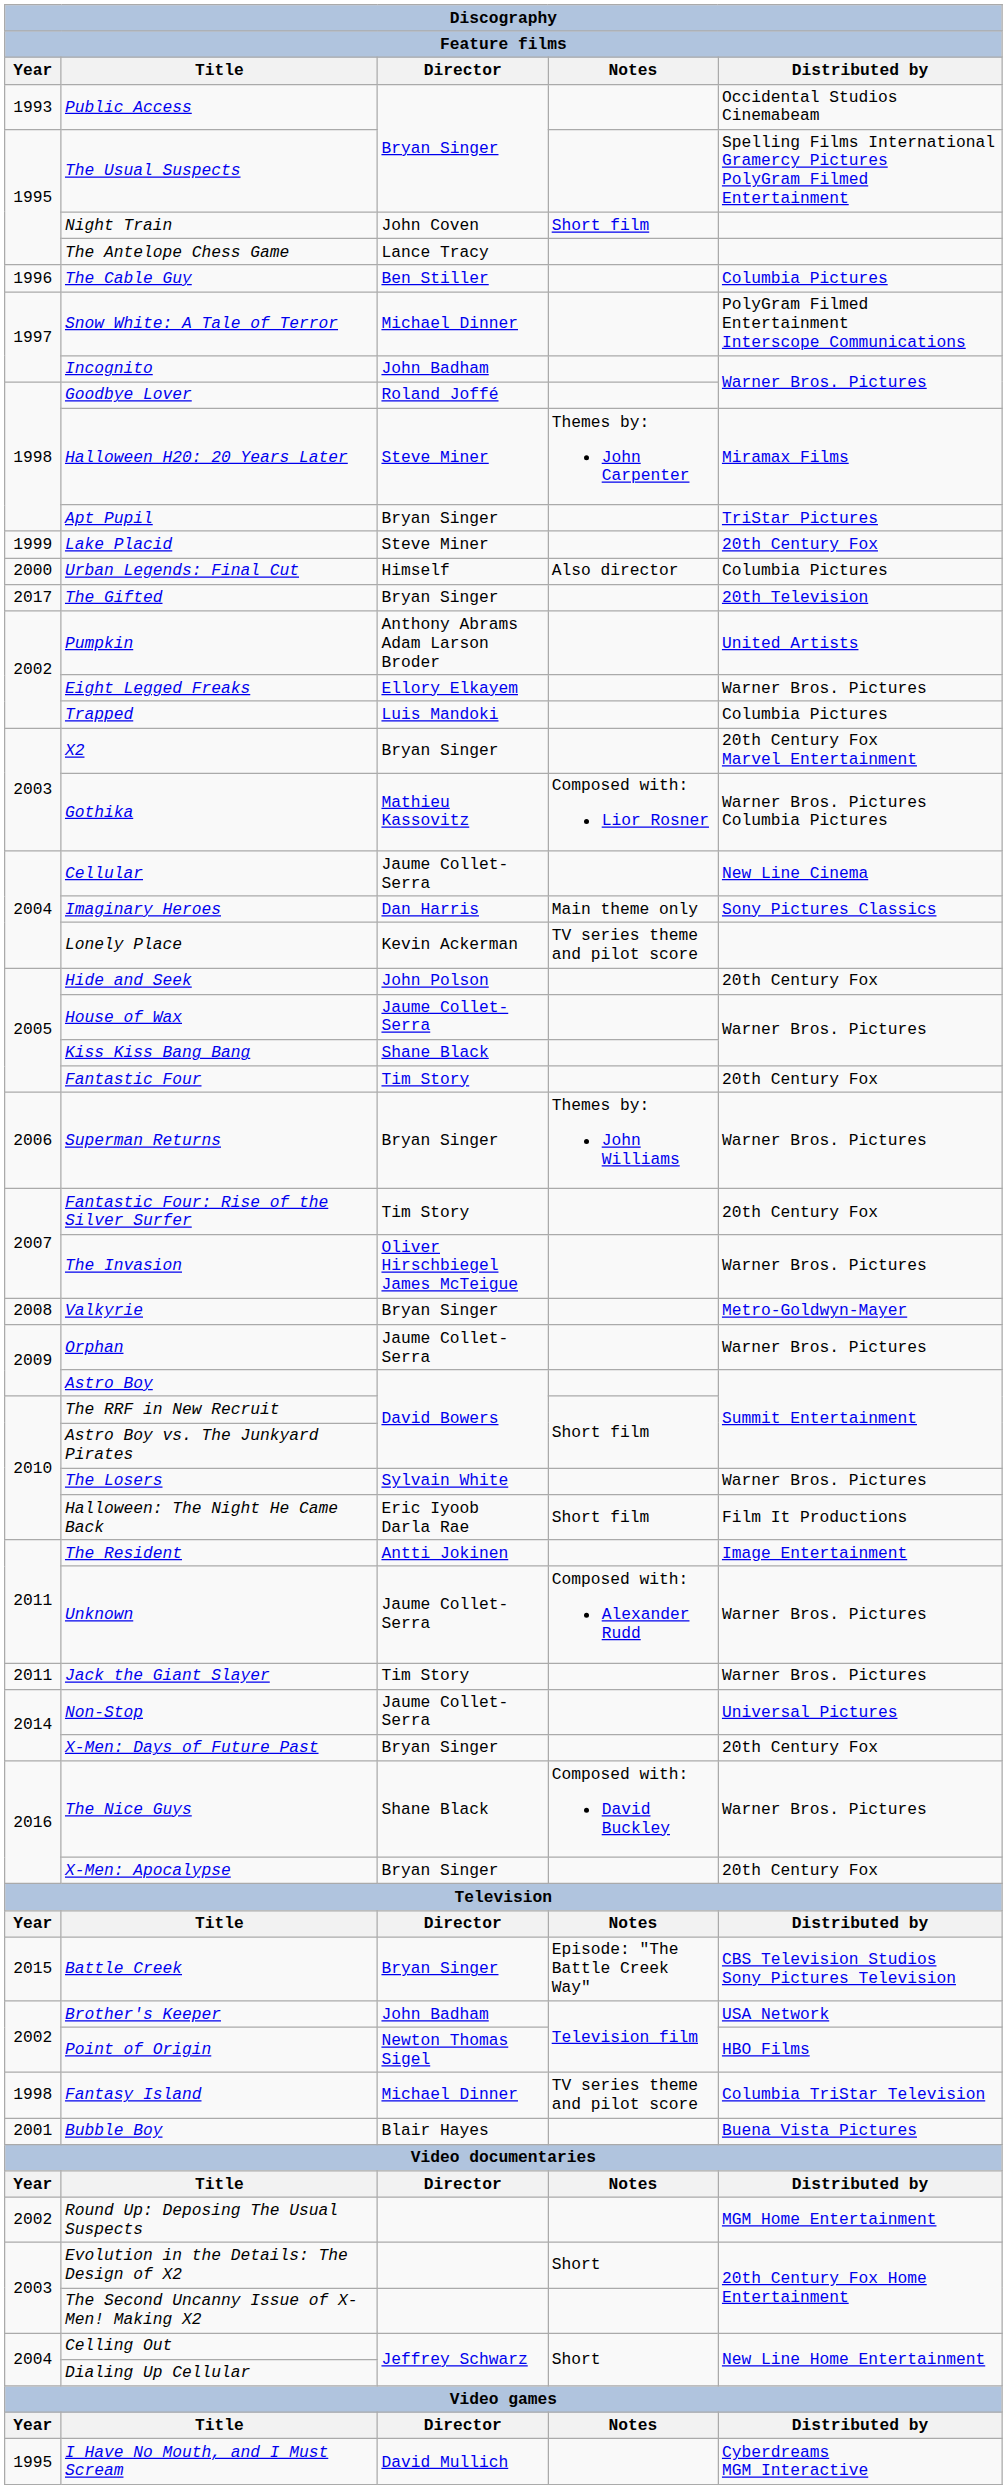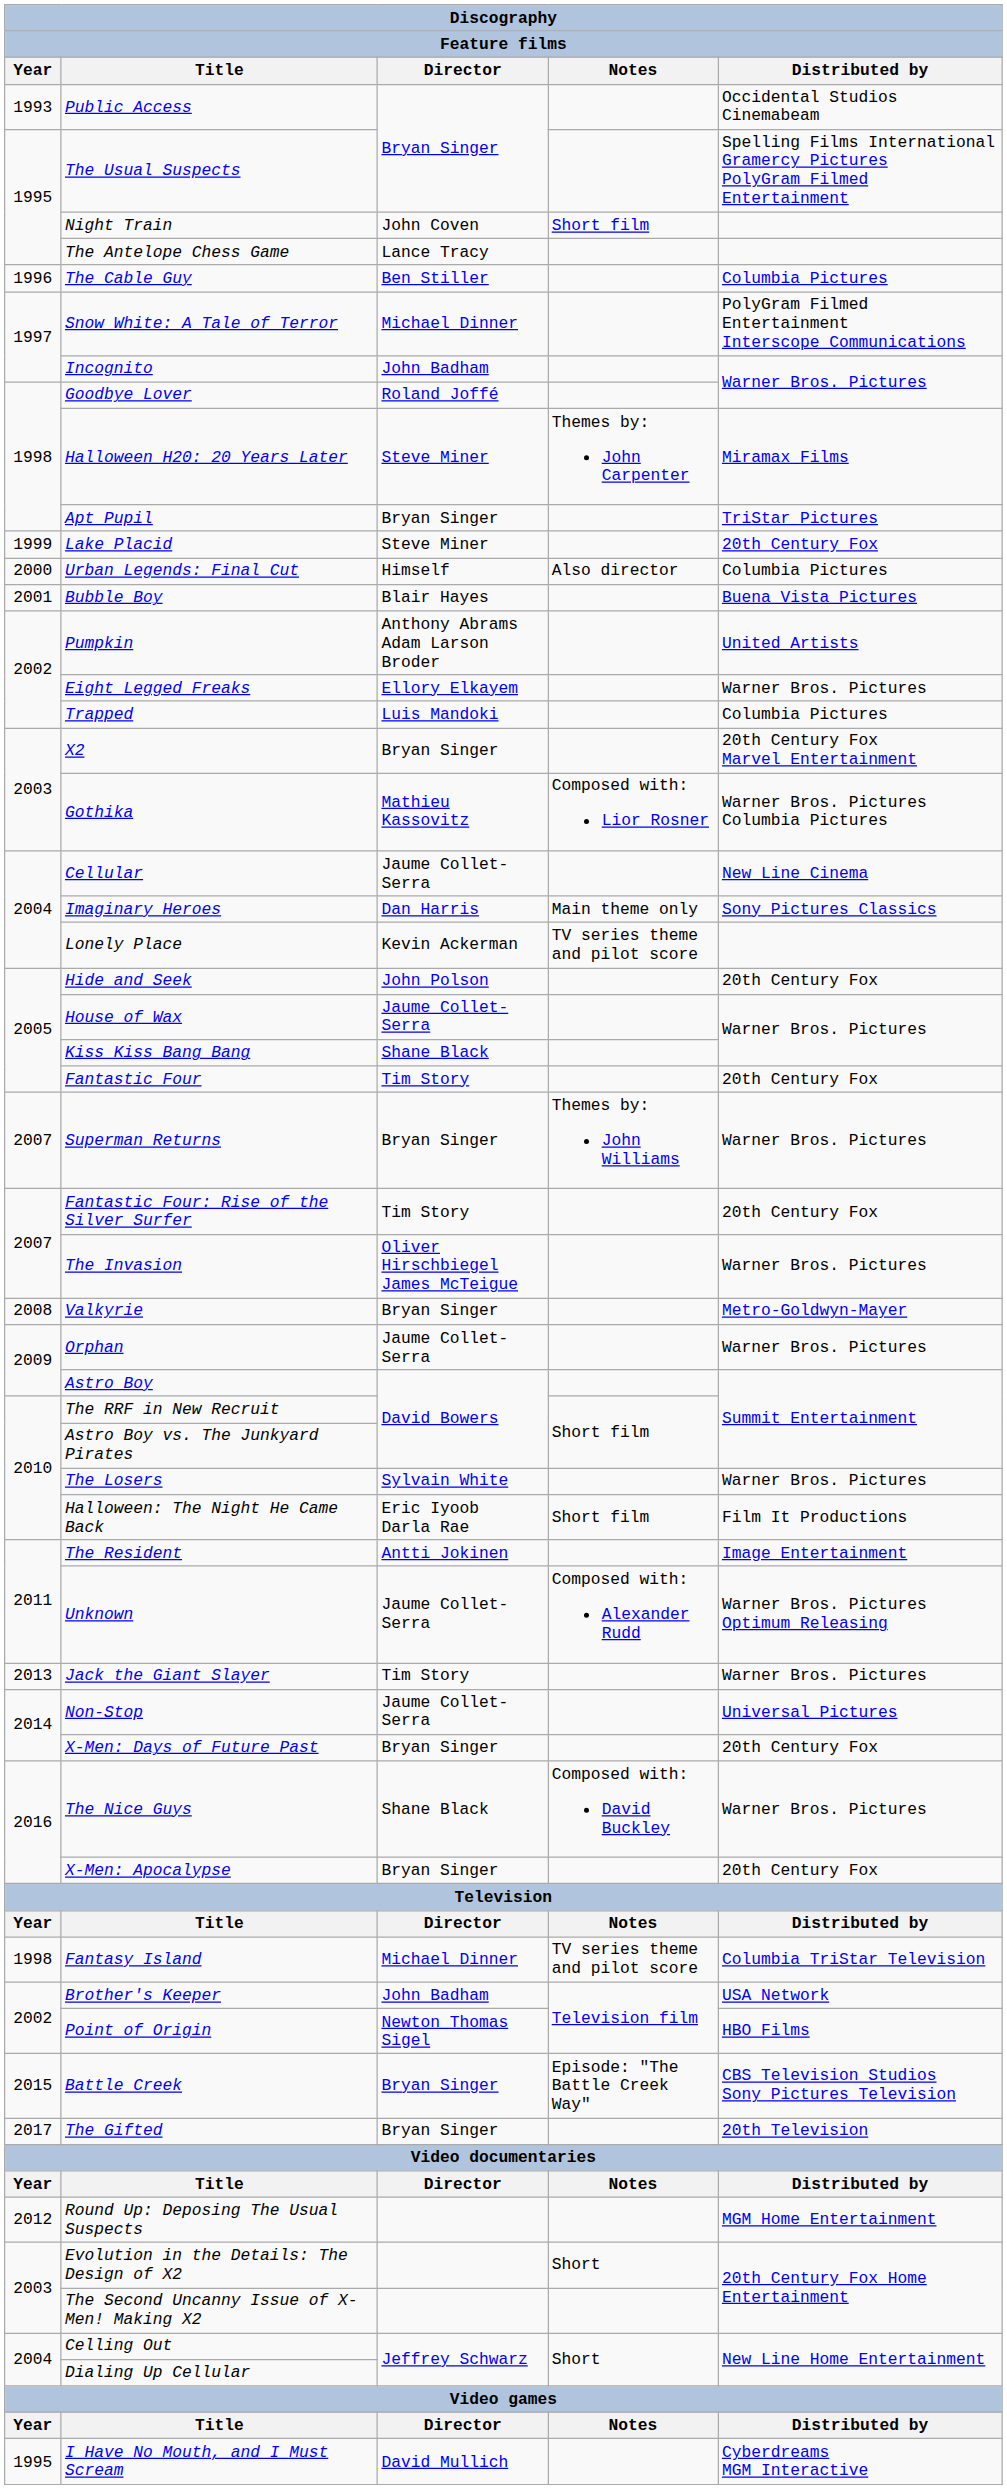rows swapped: (114, 2131) <-> (114, 598)
(33, 1141) 2006 -> (33, 1141) 2007
(824, 1615) Warner Bros. Pictures -> (824, 1615) Warner Bros. Pictures Optimum Releasing
(33, 1676) 2011 -> (33, 1676) 2013
rows swapped: (133, 2095) <-> (123, 1969)
(33, 2220) 2002 -> (33, 2220) 2012
